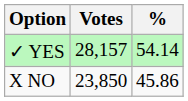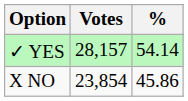(101, 81) 23,850 -> (101, 81) 23,854
